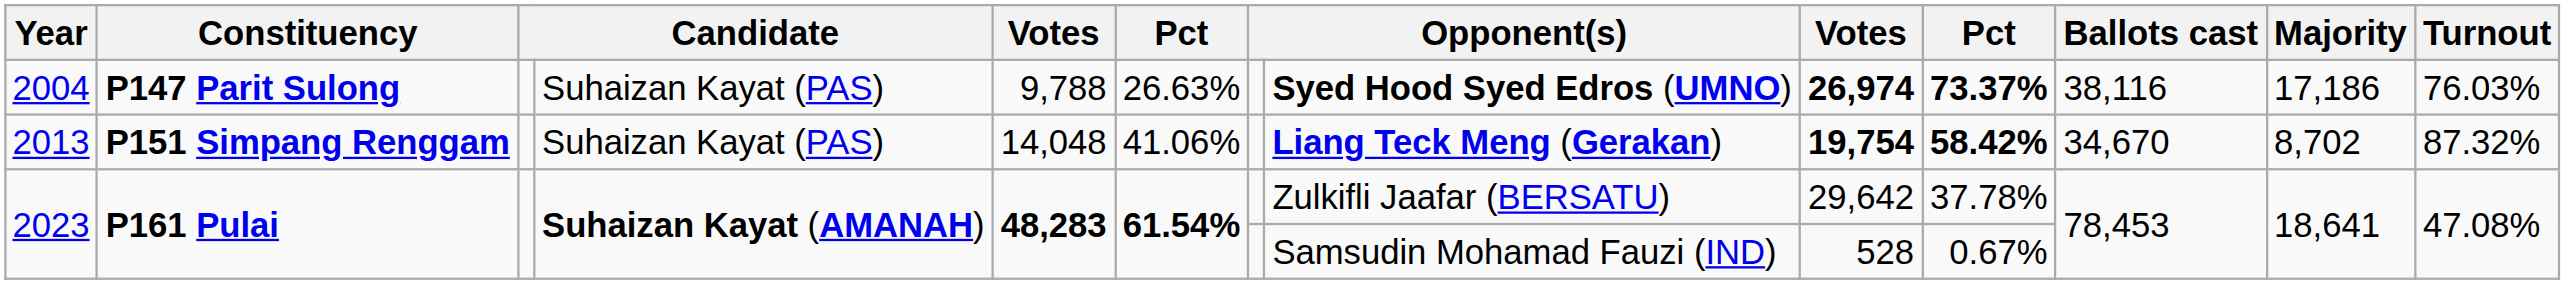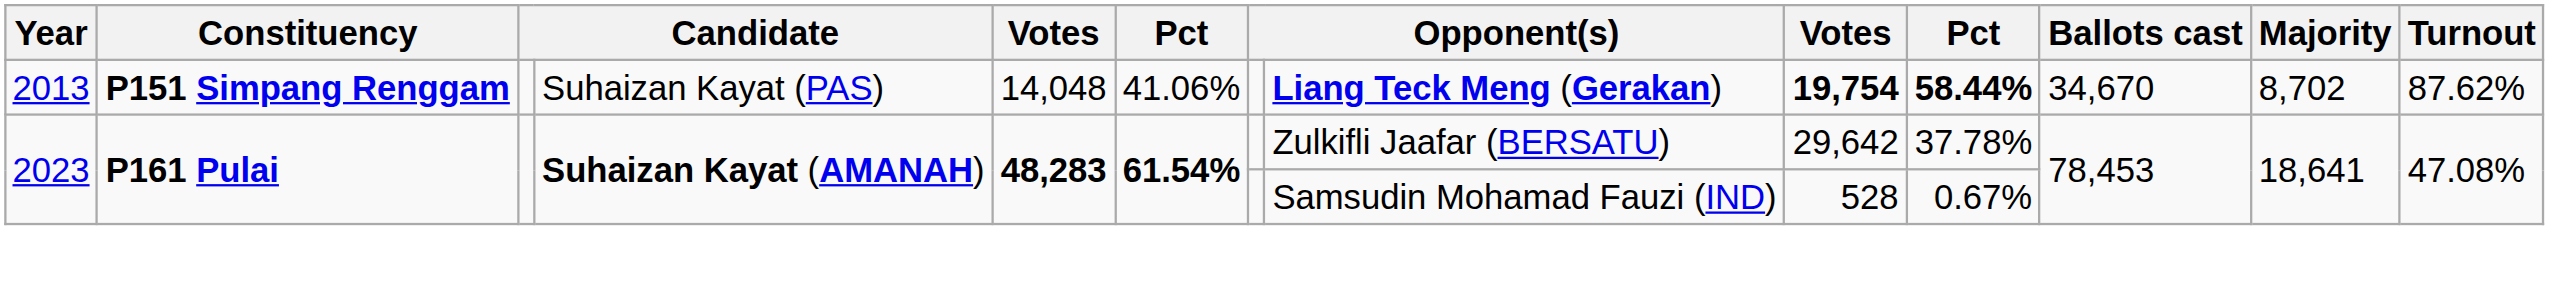- row: (51, 87)
(1989, 142) 58.42% -> (1973, 87) 58.44%
(2482, 142) 87.32% -> (2466, 87) 87.62%
